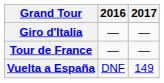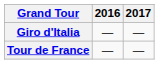- row: (51, 68)
